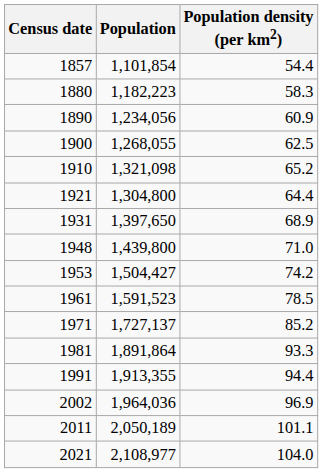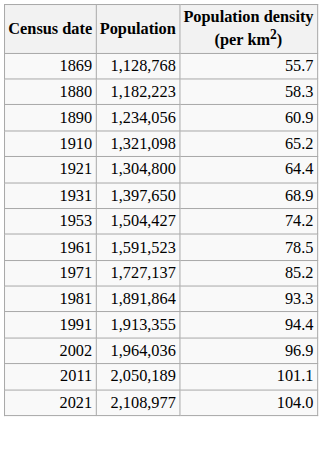- row: (76, 66)
+ row: (76, 66)
- row: (76, 143)
- row: (76, 247)
